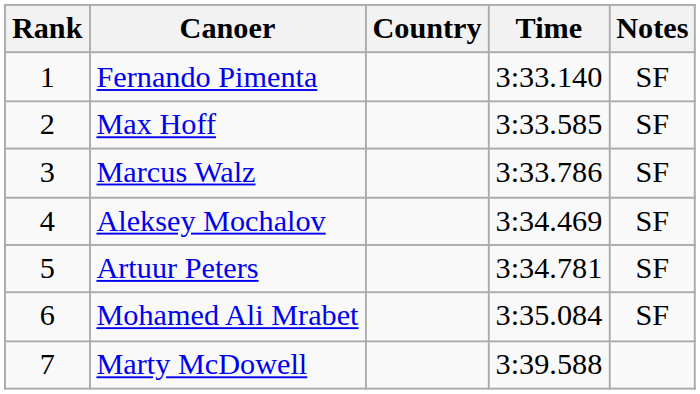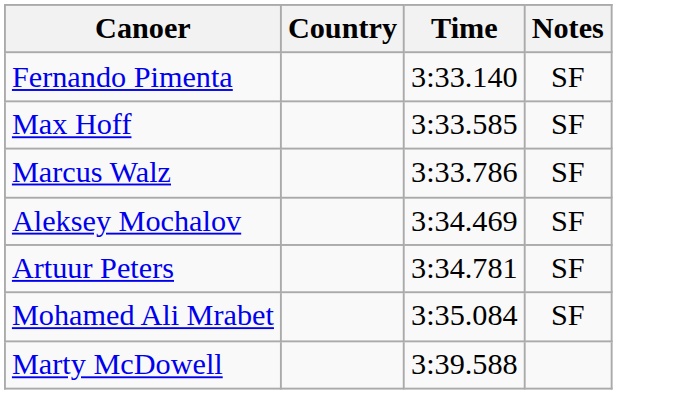- column: (47, 28)
